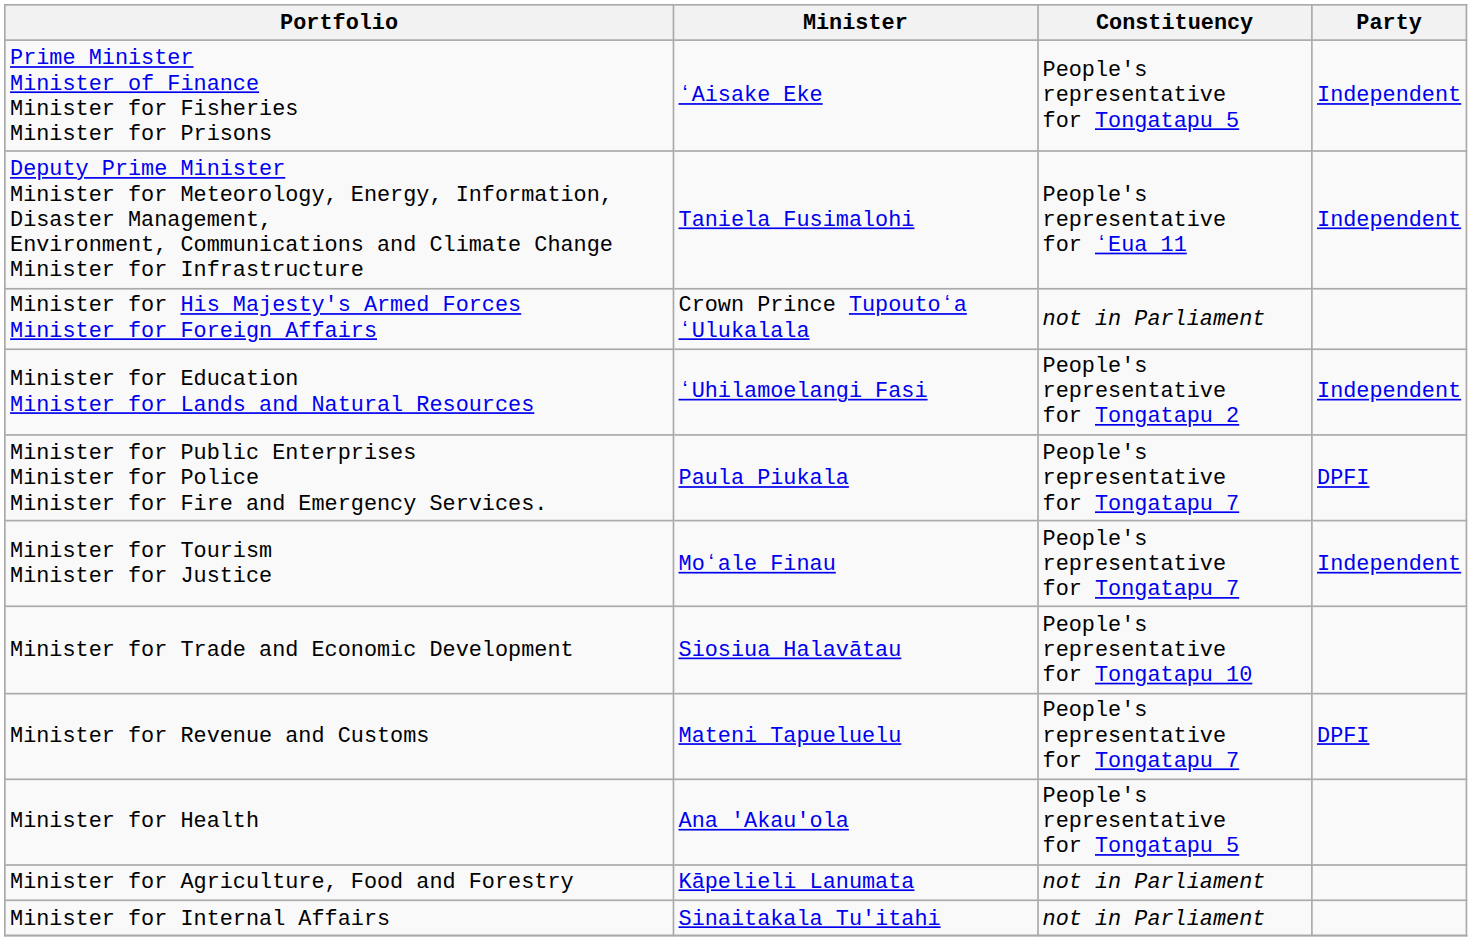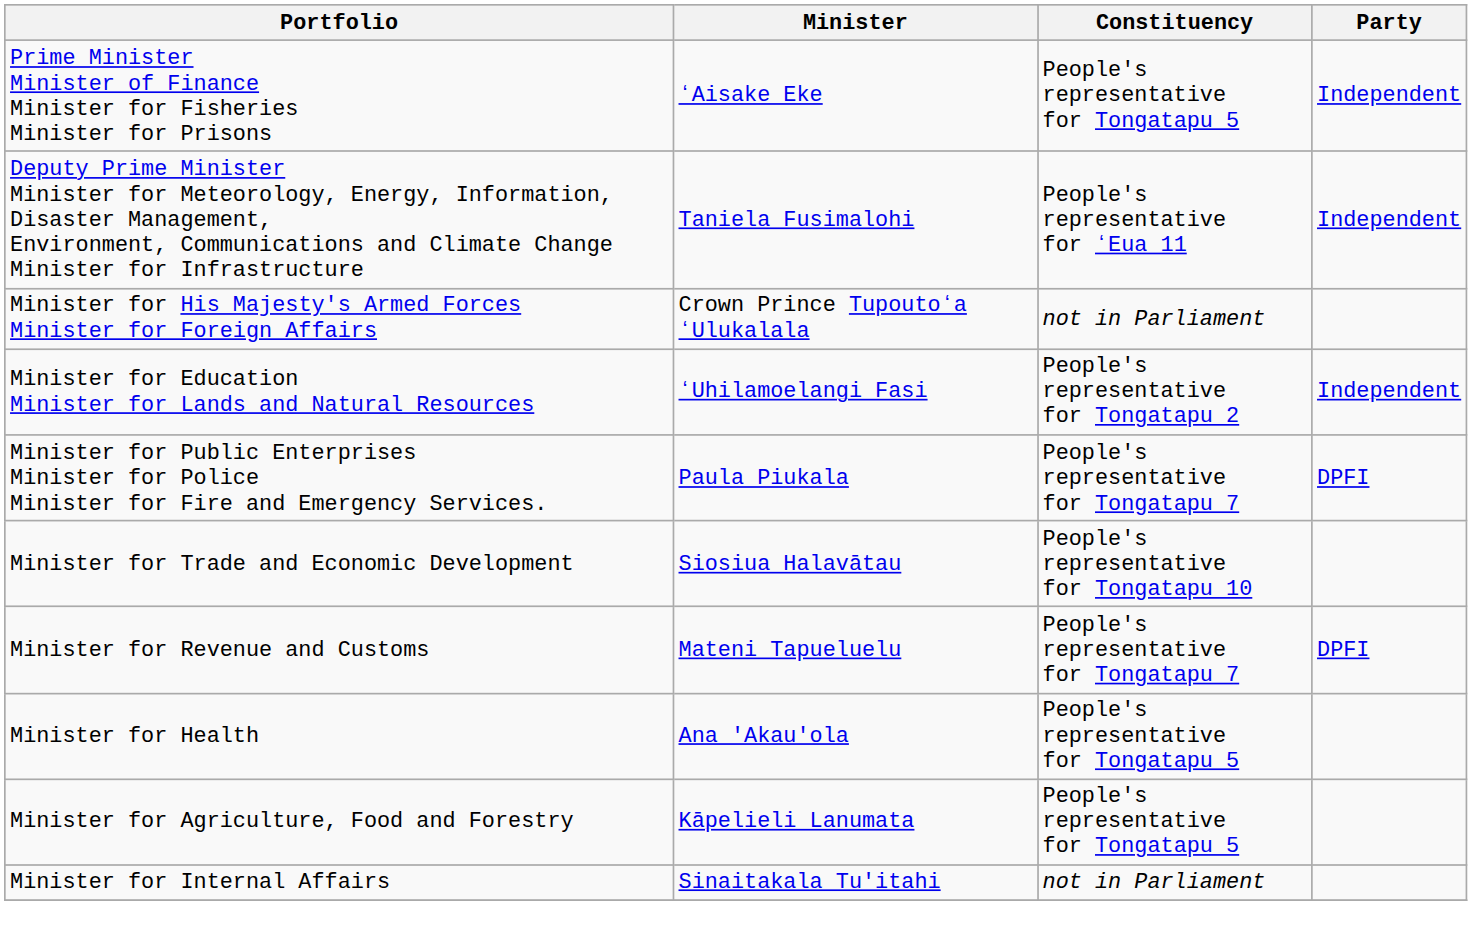- row: (141, 564)
(1154, 883) not in Parliament -> (1141, 822) People's representative for Tongatapu 5
